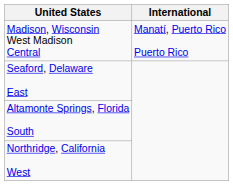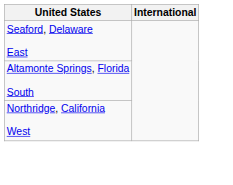- row: (53, 40)
